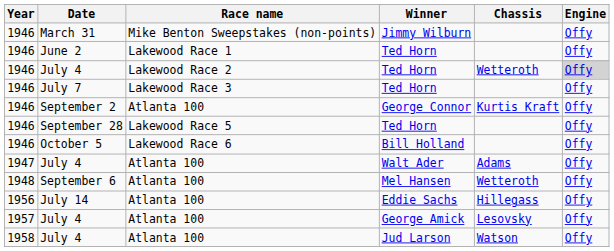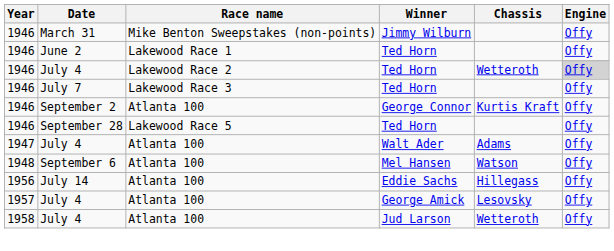- row: (71, 144)
(508, 182) Wetteroth -> (497, 163) Watson
(497, 238) Watson -> (508, 219) Wetteroth
